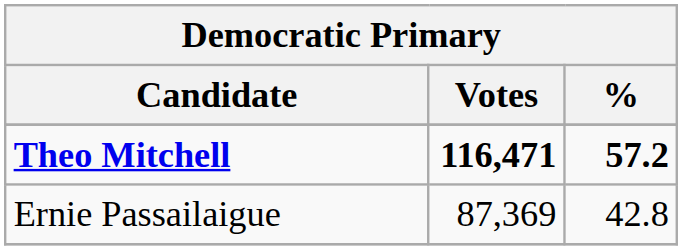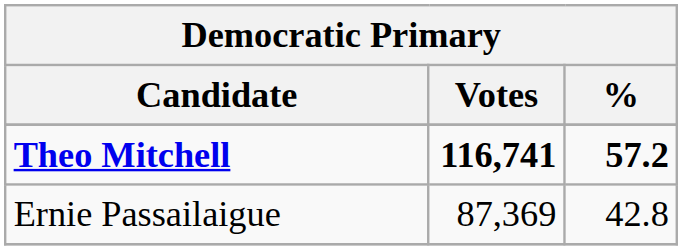(498, 154) 116,471 -> (498, 154) 116,741
